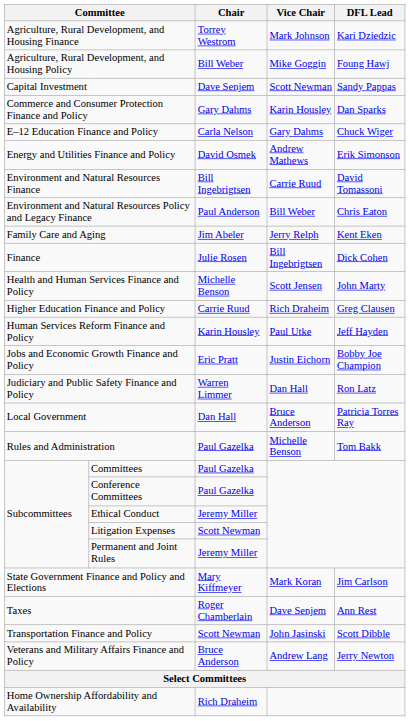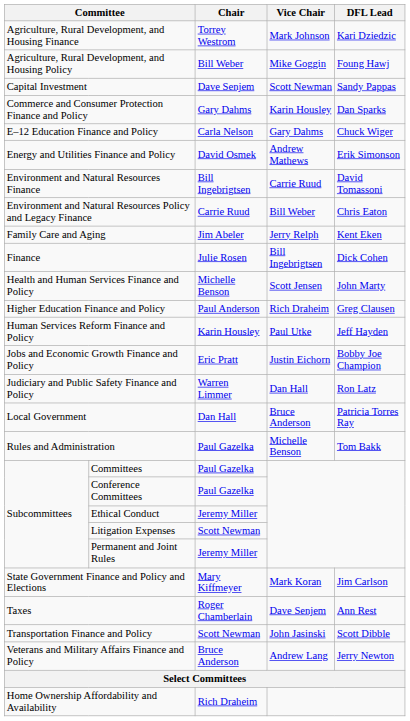(229, 212) Paul Anderson -> (224, 212) Carrie Ruud
(224, 308) Carrie Ruud -> (229, 308) Paul Anderson
